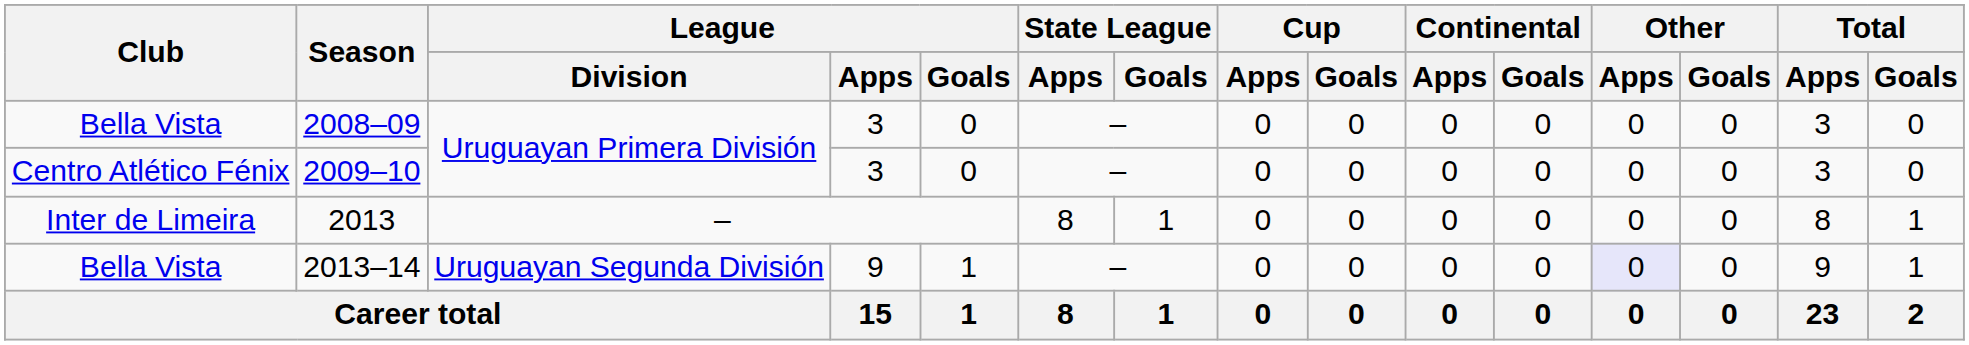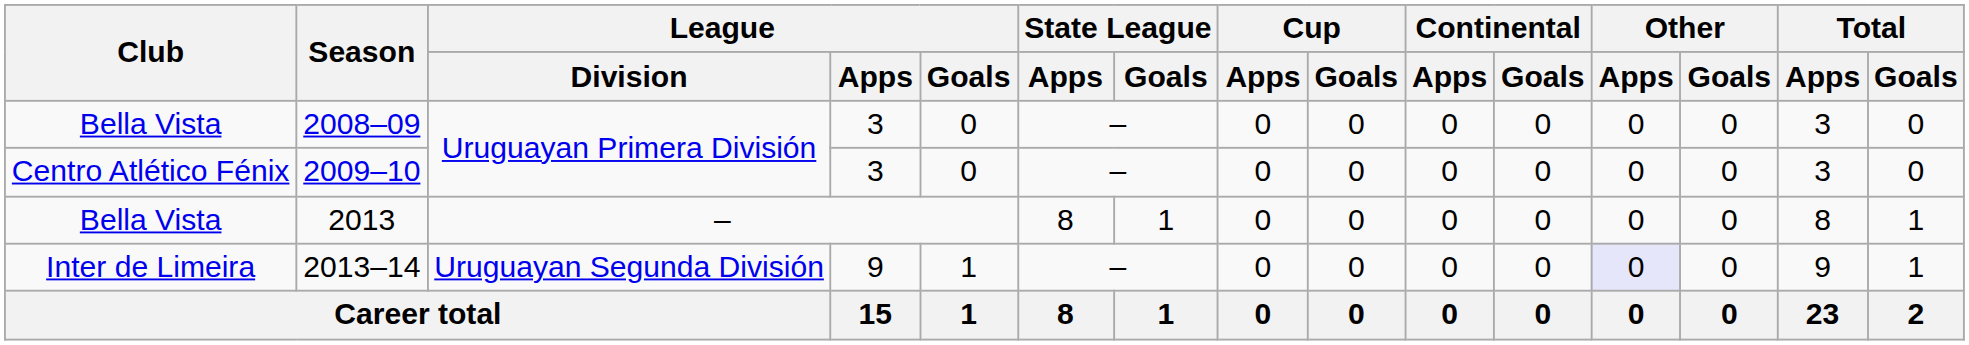(151, 219) Inter de Limeira -> (151, 219) Bella Vista
(151, 266) Bella Vista -> (151, 266) Inter de Limeira
